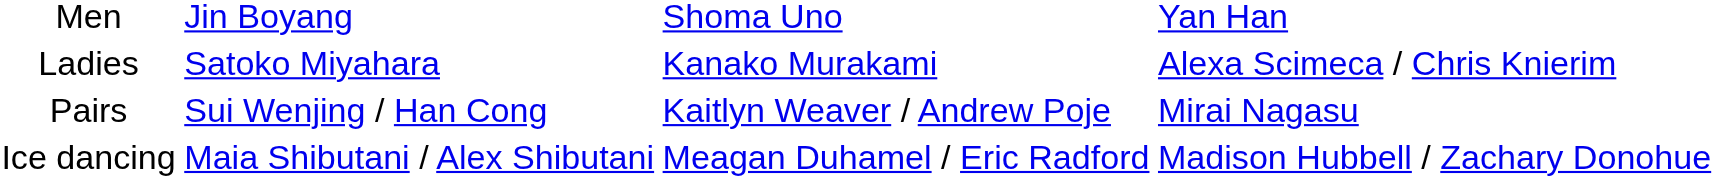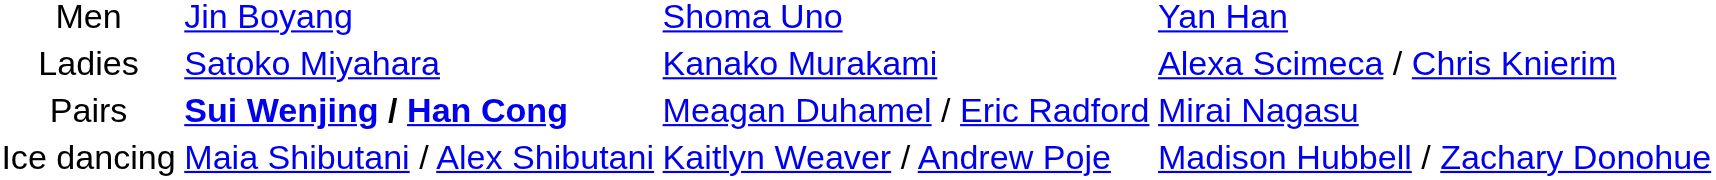(366, 110) normal -> (376, 110) bold
(887, 110) Kaitlyn Weaver / Andrew Poje -> (906, 110) Meagan Duhamel / Eric Radford
(906, 157) Meagan Duhamel / Eric Radford -> (887, 157) Kaitlyn Weaver / Andrew Poje
